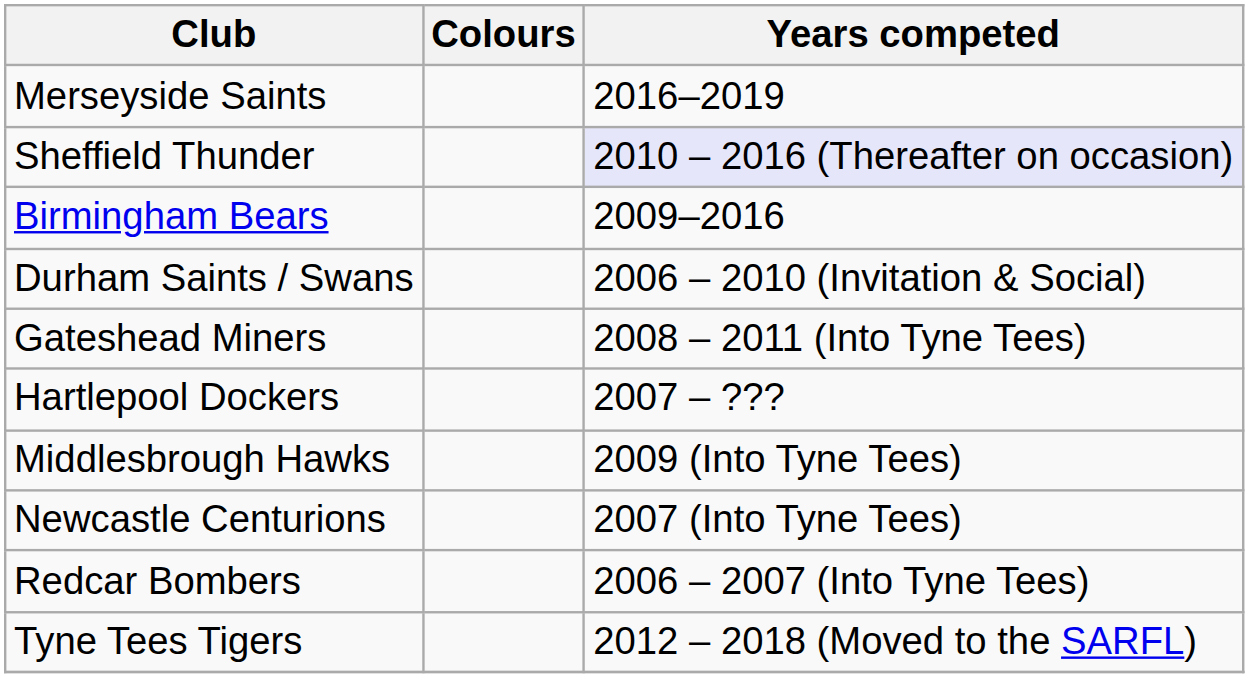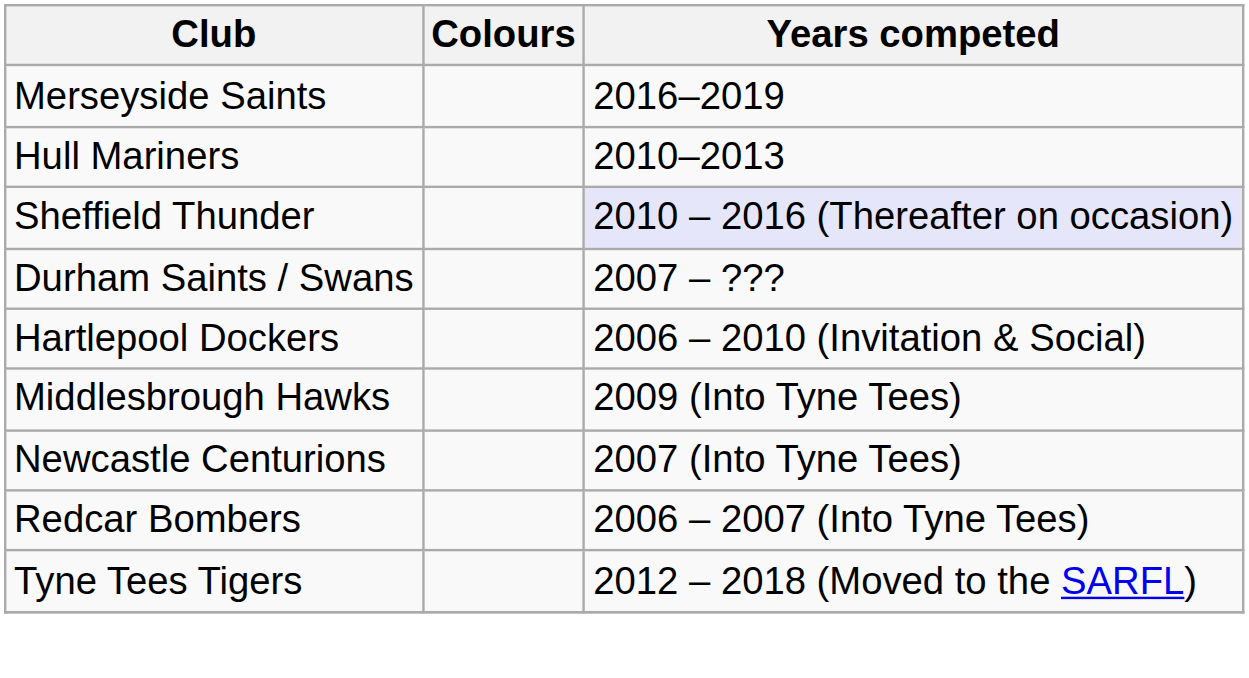+ row: (127, 156)
- row: (171, 216)
(870, 277) 2006 – 2010 (Invitation & Social) -> (689, 277) 2007 – ???
- row: (170, 338)
(689, 398) 2007 – ??? -> (870, 338) 2006 – 2010 (Invitation & Social)
